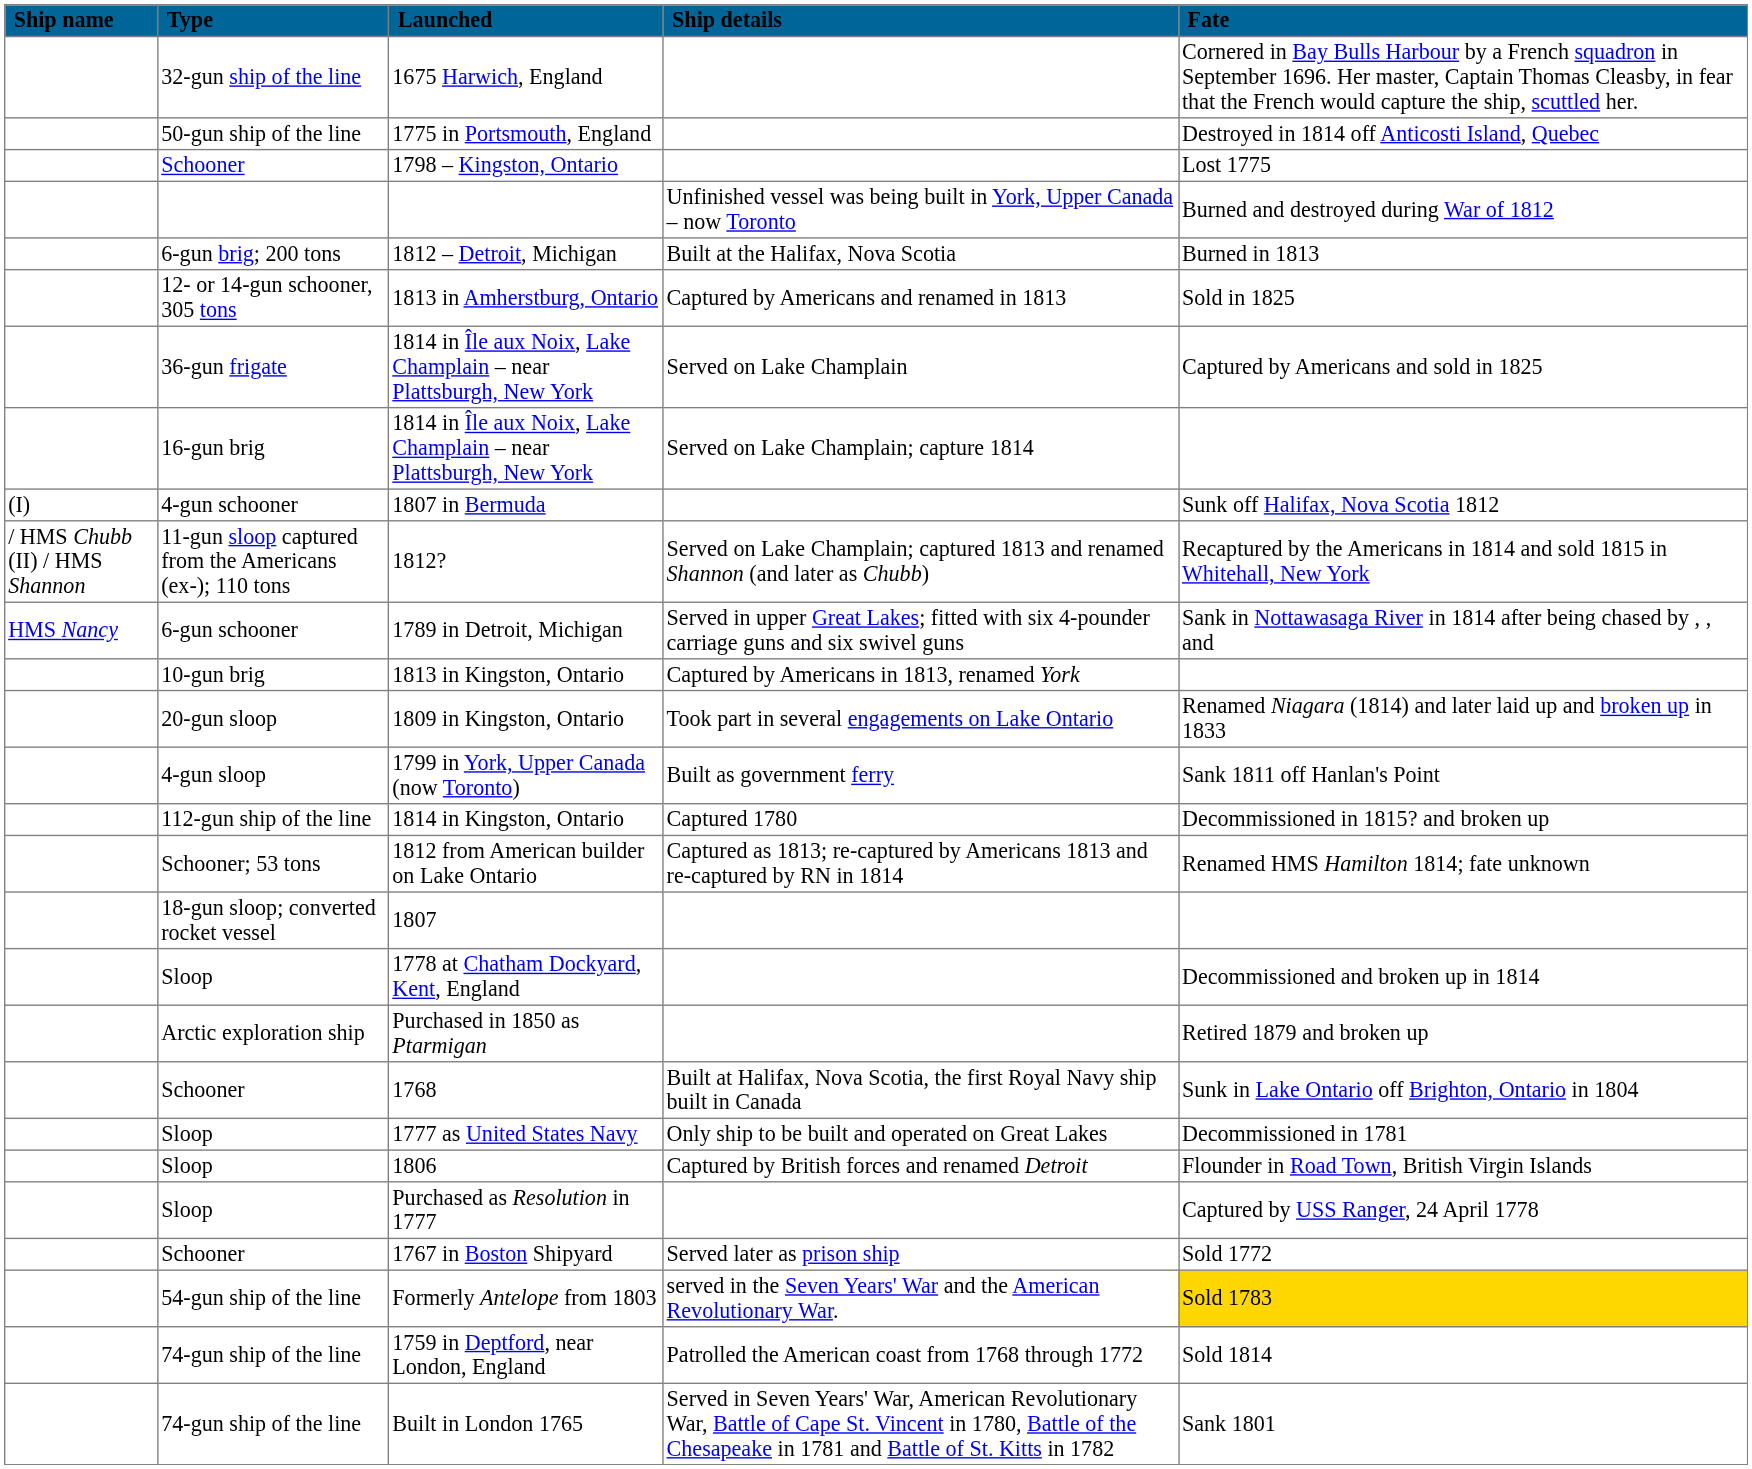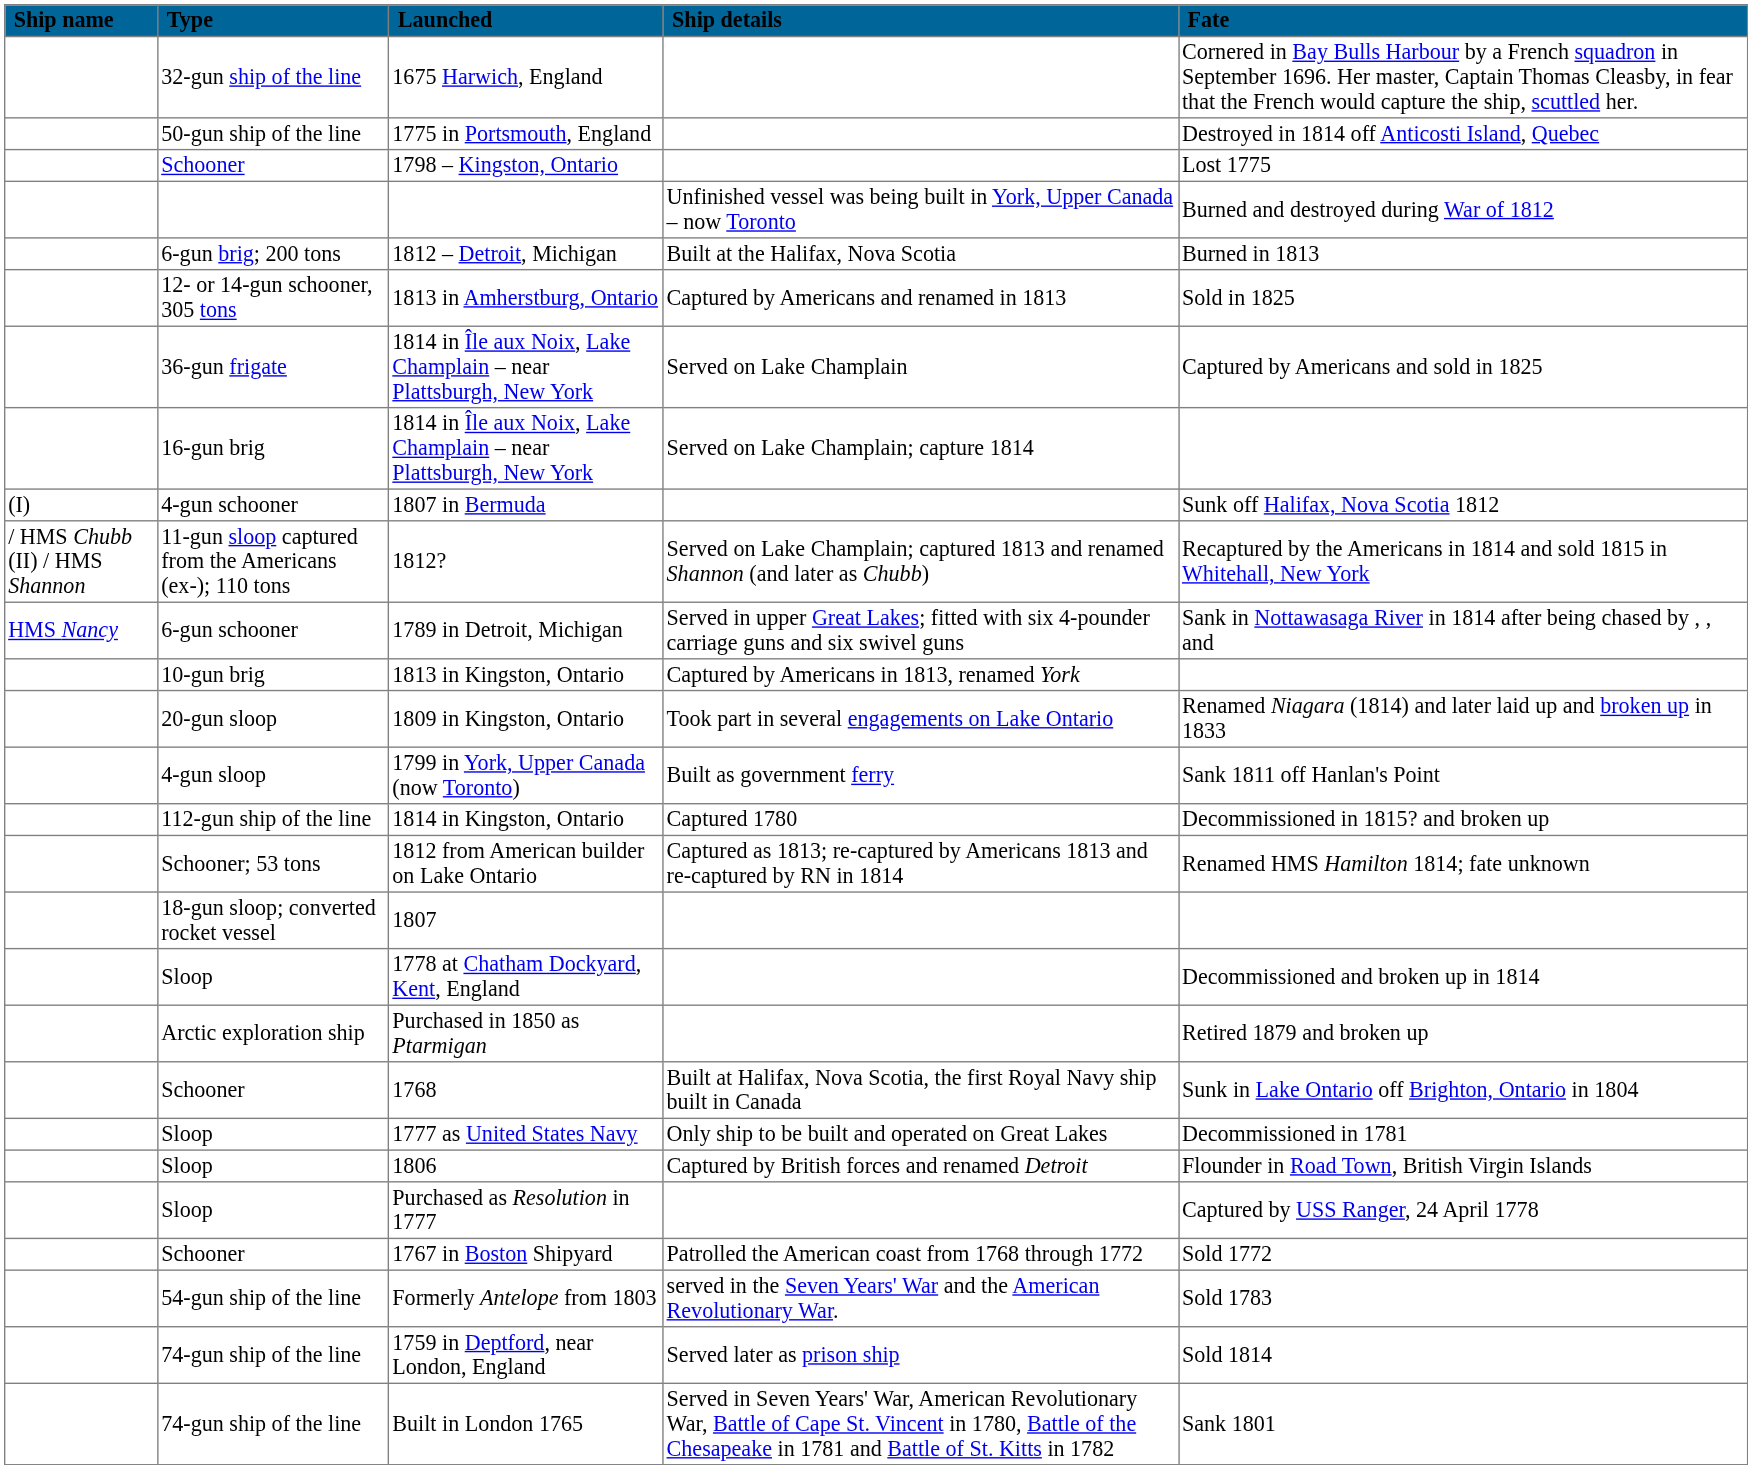(783, 1254) Served later as prison ship -> (905, 1254) Patrolled the American coast from 1768 through 1772
(1227, 1298) gold background -> (1227, 1298) no background
(905, 1354) Patrolled the American coast from 1768 through 1772 -> (783, 1354) Served later as prison ship
